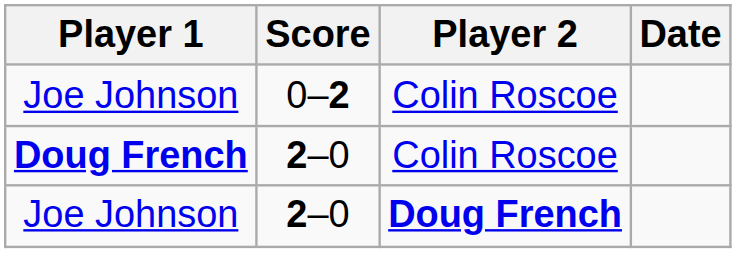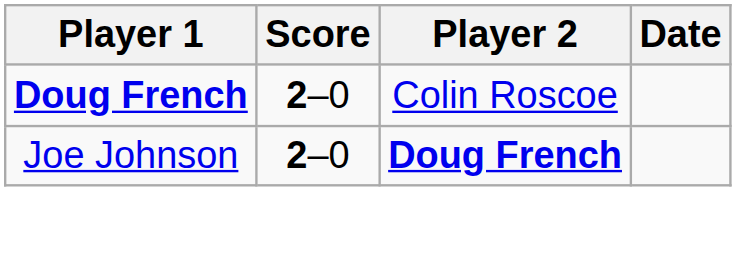- row: (131, 94)
